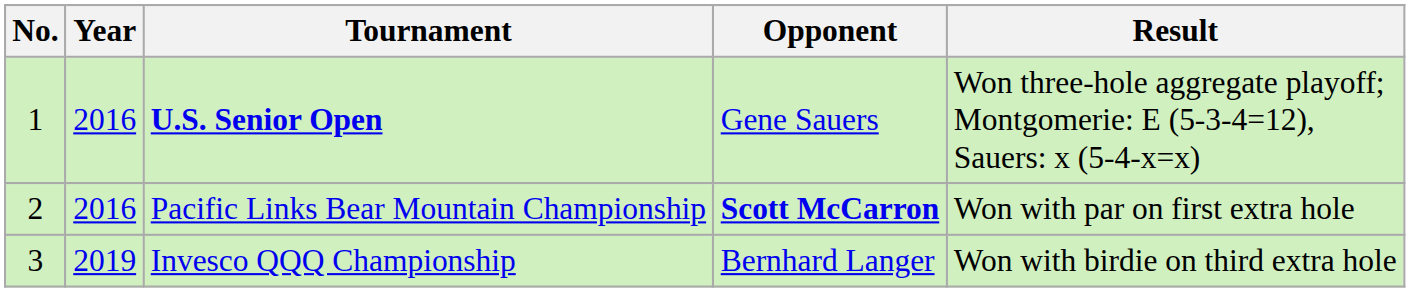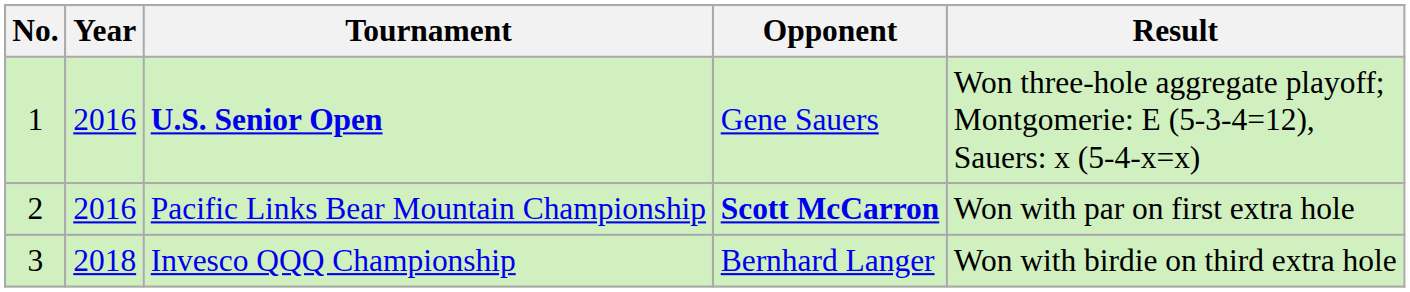(105, 260) 2019 -> (105, 260) 2018
